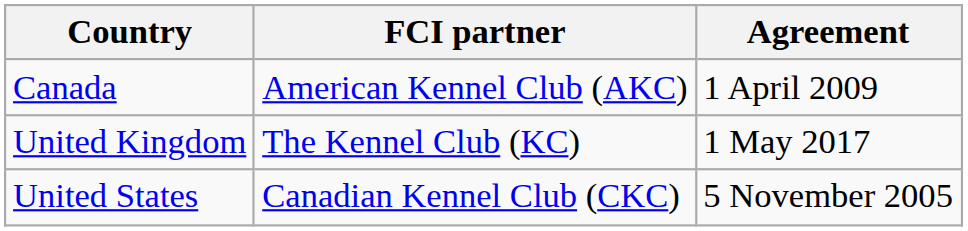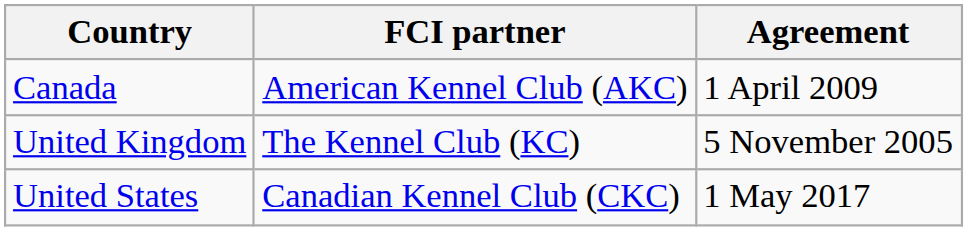(787, 141) 1 May 2017 -> (828, 141) 5 November 2005
(828, 196) 5 November 2005 -> (787, 196) 1 May 2017
